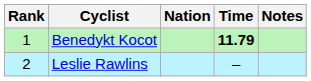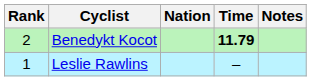(26, 40) 1 -> (26, 40) 2
(26, 64) 2 -> (26, 64) 1
